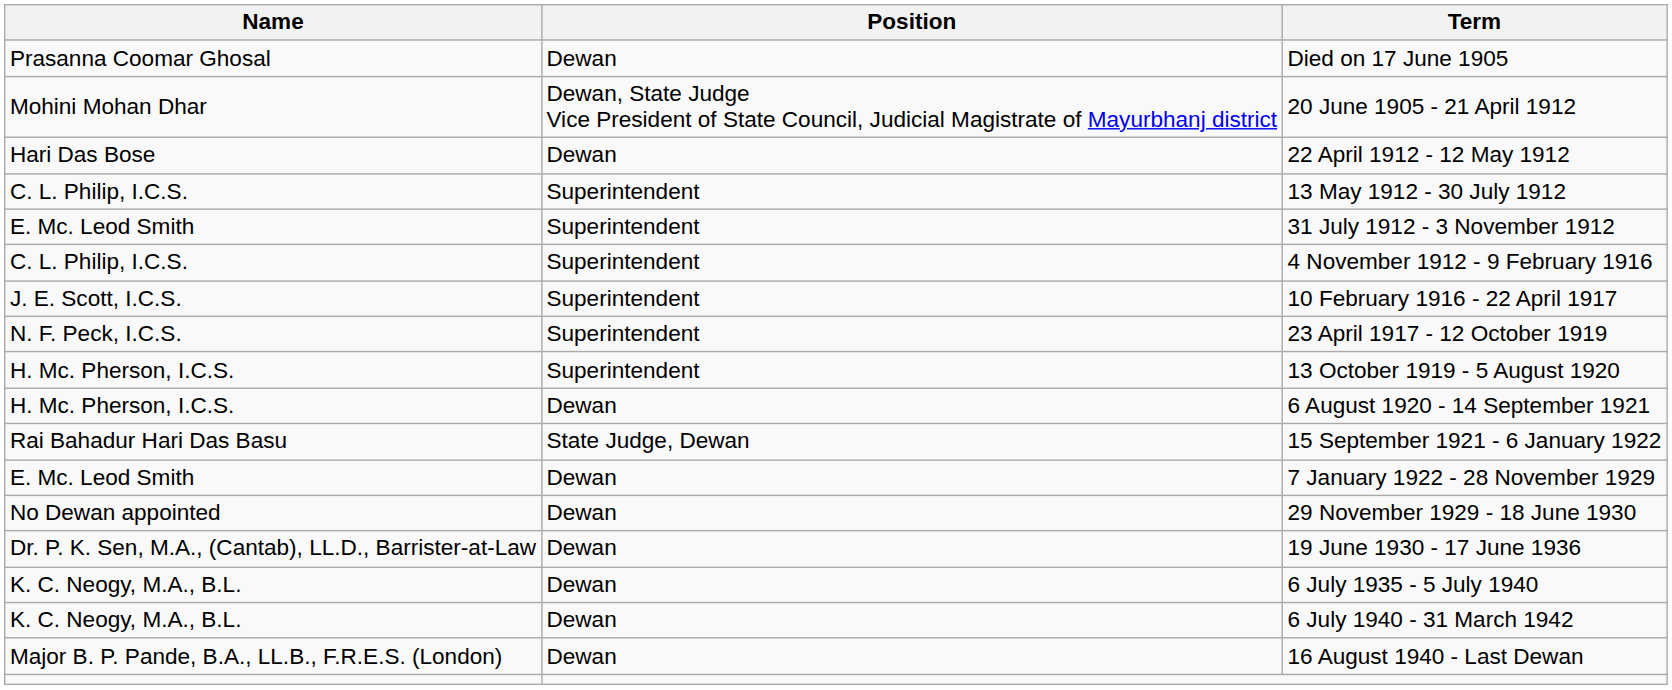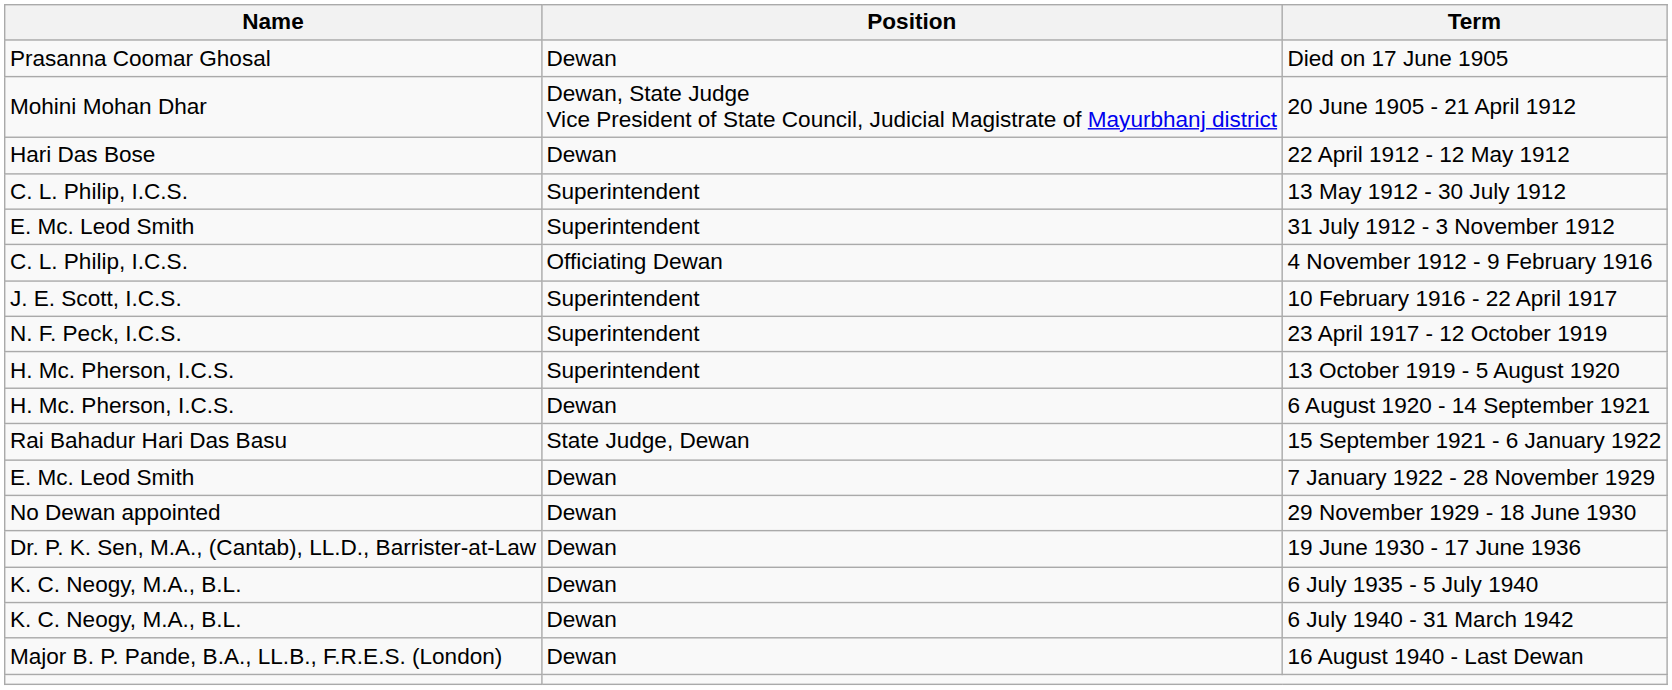(623, 262) Superintendent -> (635, 262) Officiating Dewan
